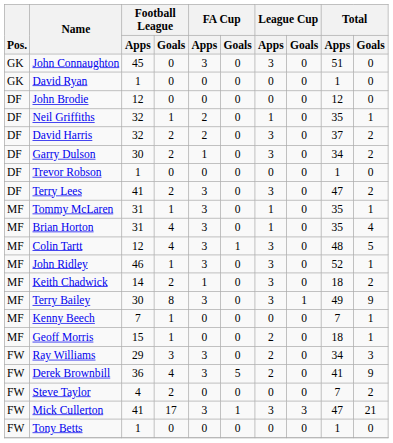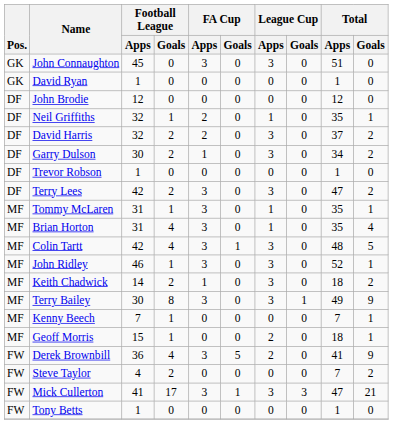(138, 191) 41 -> (138, 191) 42
(138, 245) 12 -> (138, 245) 42
- row: (64, 355)
